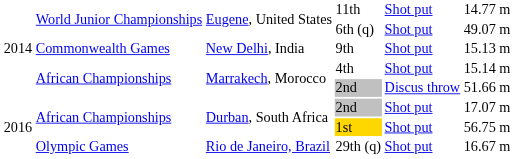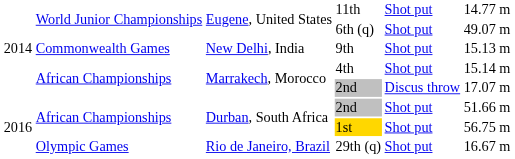(487, 88) 51.66 m -> (487, 88) 17.07 m
(487, 107) 17.07 m -> (487, 107) 51.66 m
